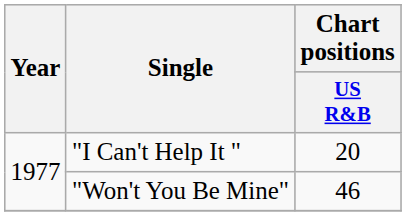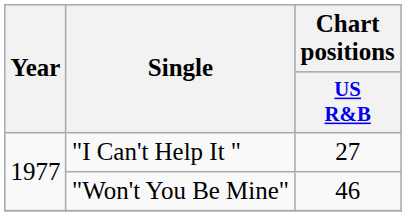(348, 151) 20 -> (348, 151) 27
